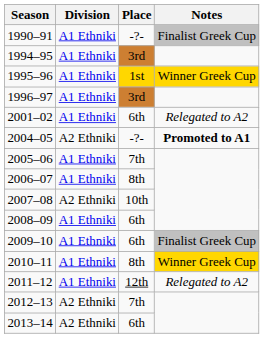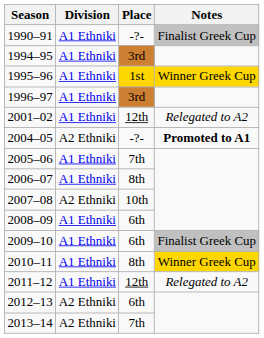(137, 117) 6th -> (137, 117) 12th
(137, 302) 7th -> (137, 302) 6th
(137, 323) 6th -> (137, 323) 7th
